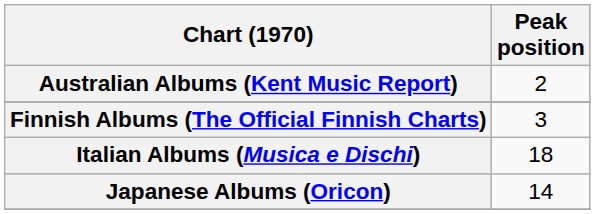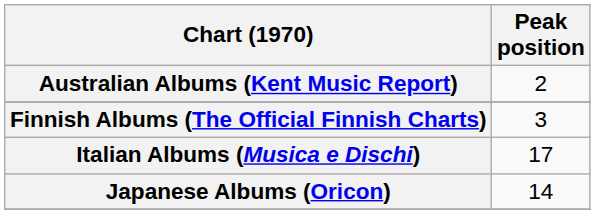(541, 155) 18 -> (541, 155) 17
